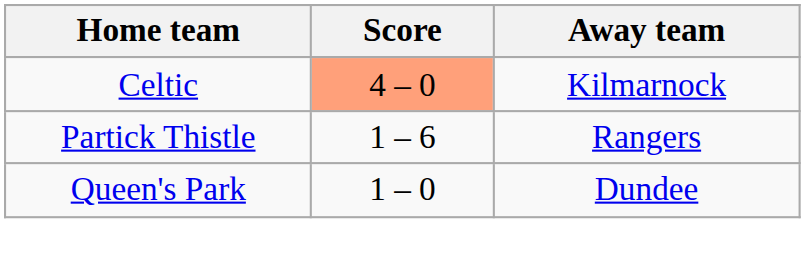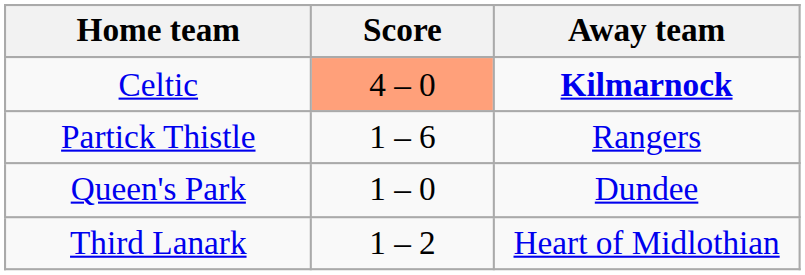(647, 83) normal -> (647, 83) bold
+ row: (158, 242)
